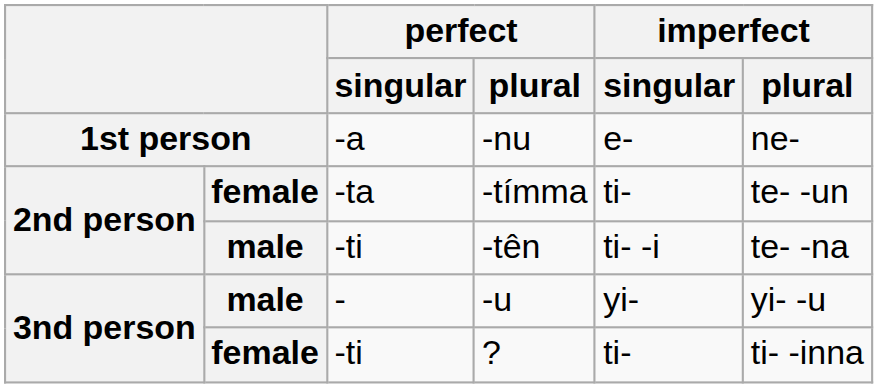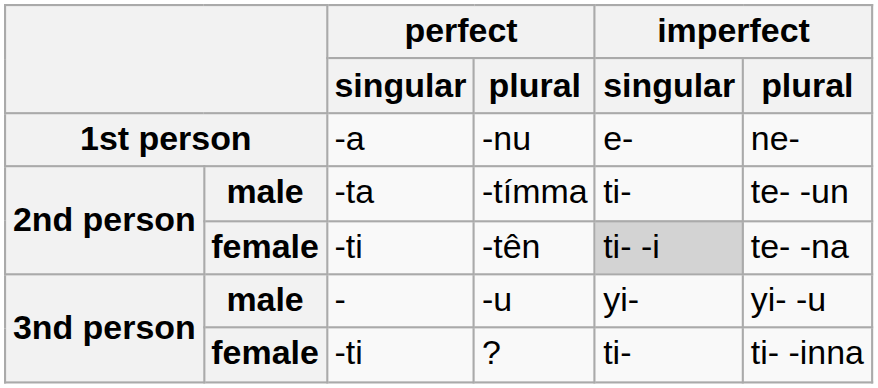(265, 192) female -> (265, 192) male
(265, 246) male -> (265, 246) female
(631, 246) no background -> (631, 246) lightgrey background
